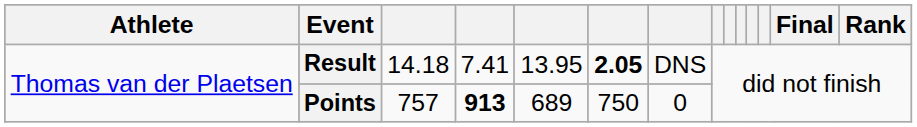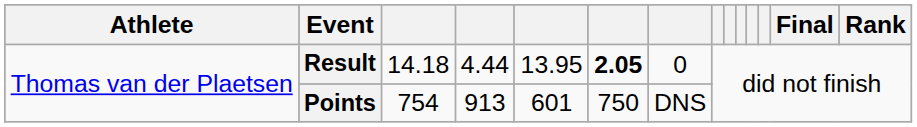(485, 64) 7.41 -> (485, 64) 4.44
(680, 64) DNS -> (680, 64) 0
(418, 103) 757 -> (418, 103) 754
(485, 103) bold -> (485, 103) normal
(552, 103) 689 -> (552, 103) 601
(680, 103) 0 -> (680, 103) DNS
